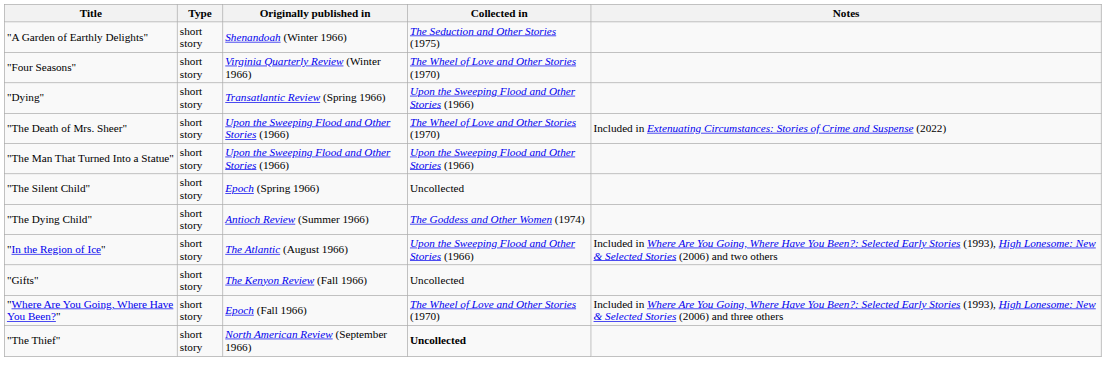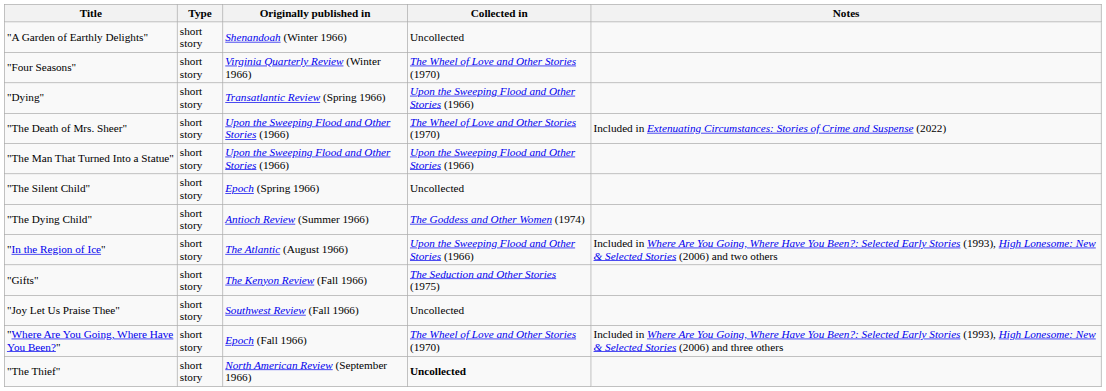(483, 37) The Seduction and Other Stories (1975) -> (437, 37) Uncollected
(437, 280) Uncollected -> (483, 280) The Seduction and Other Stories (1975)
+ row: (63, 310)
